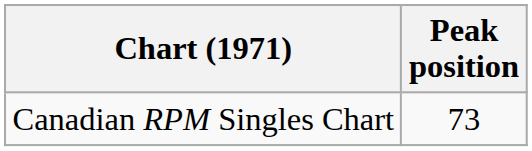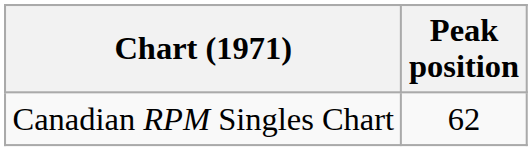(464, 118) 73 -> (464, 118) 62
